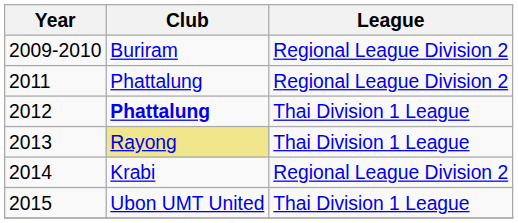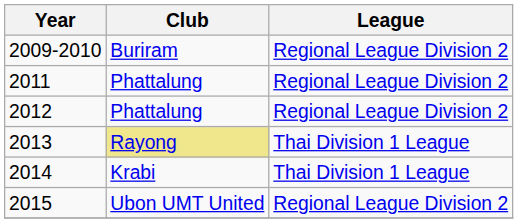(160, 112) bold -> (156, 112) normal
(371, 112) Thai Division 1 League -> (391, 112) Regional League Division 2
(391, 173) Regional League Division 2 -> (371, 173) Thai Division 1 League
(371, 203) Thai Division 1 League -> (391, 203) Regional League Division 2
